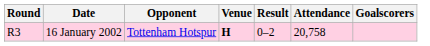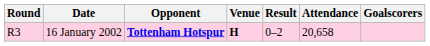(172, 31) normal -> (176, 31) bold
(310, 31) 20,758 -> (318, 31) 20,658
